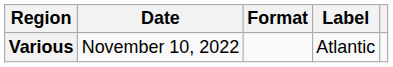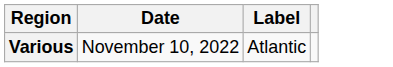- column: (278, 18)
